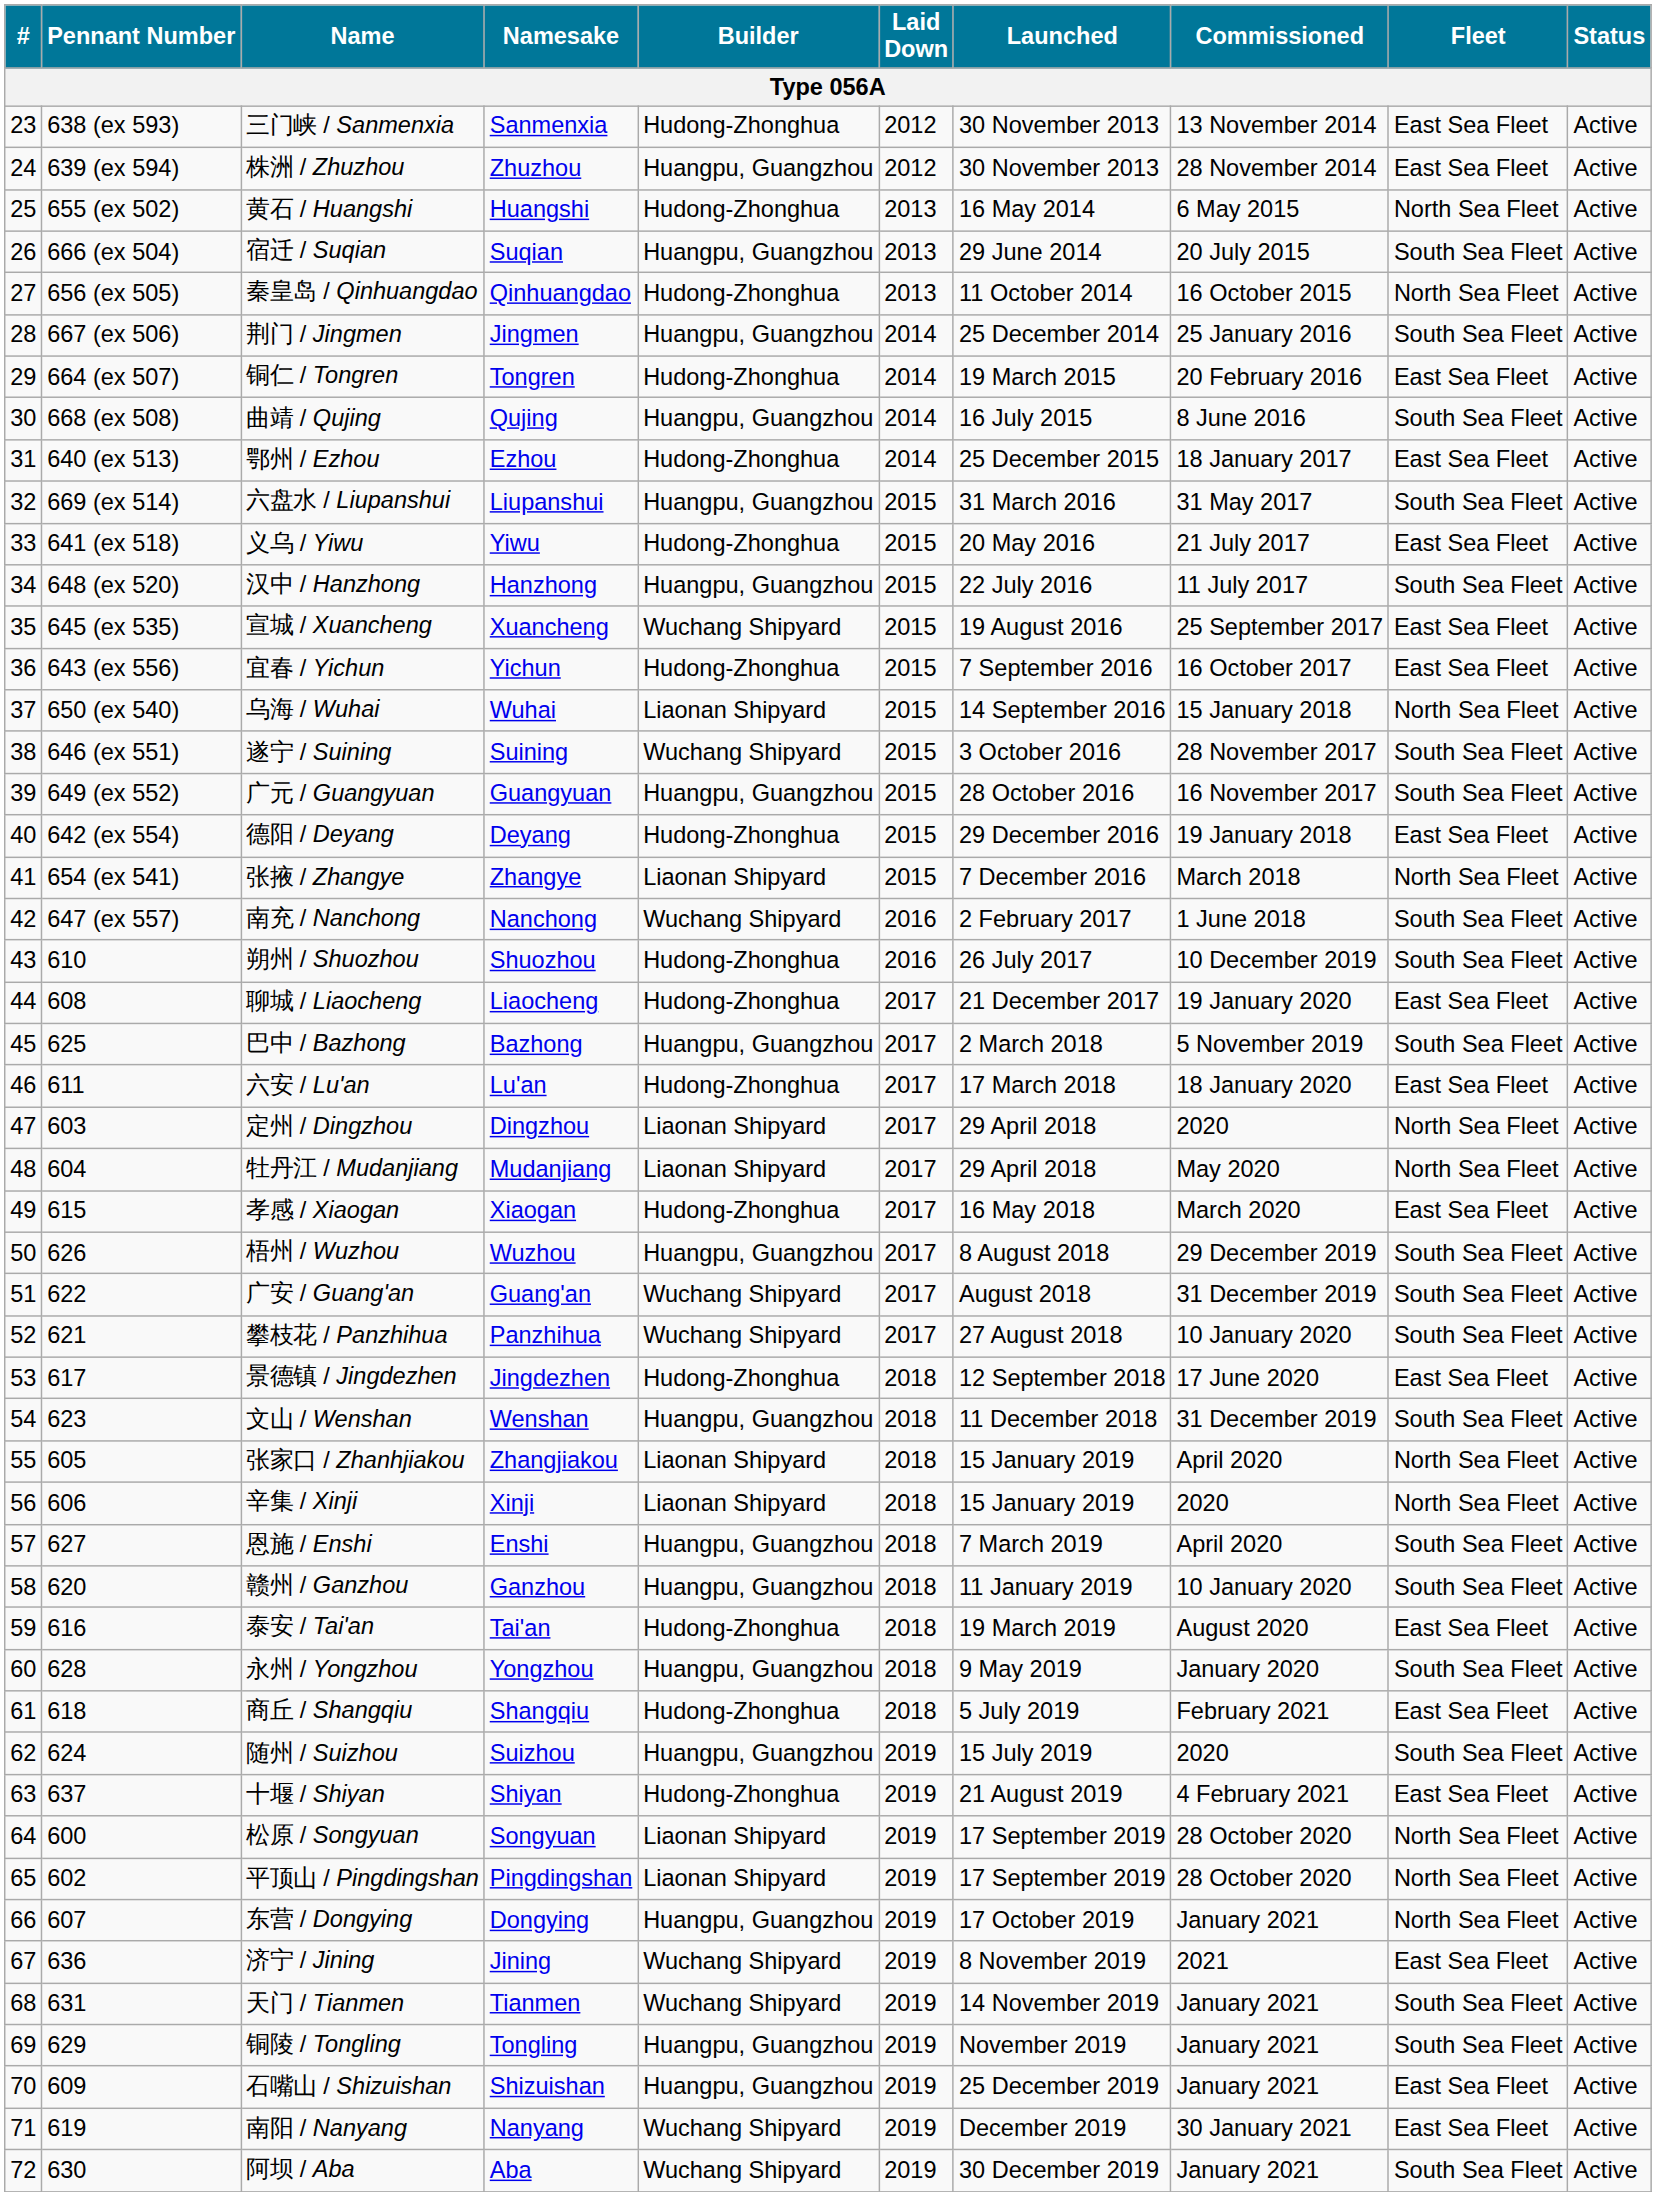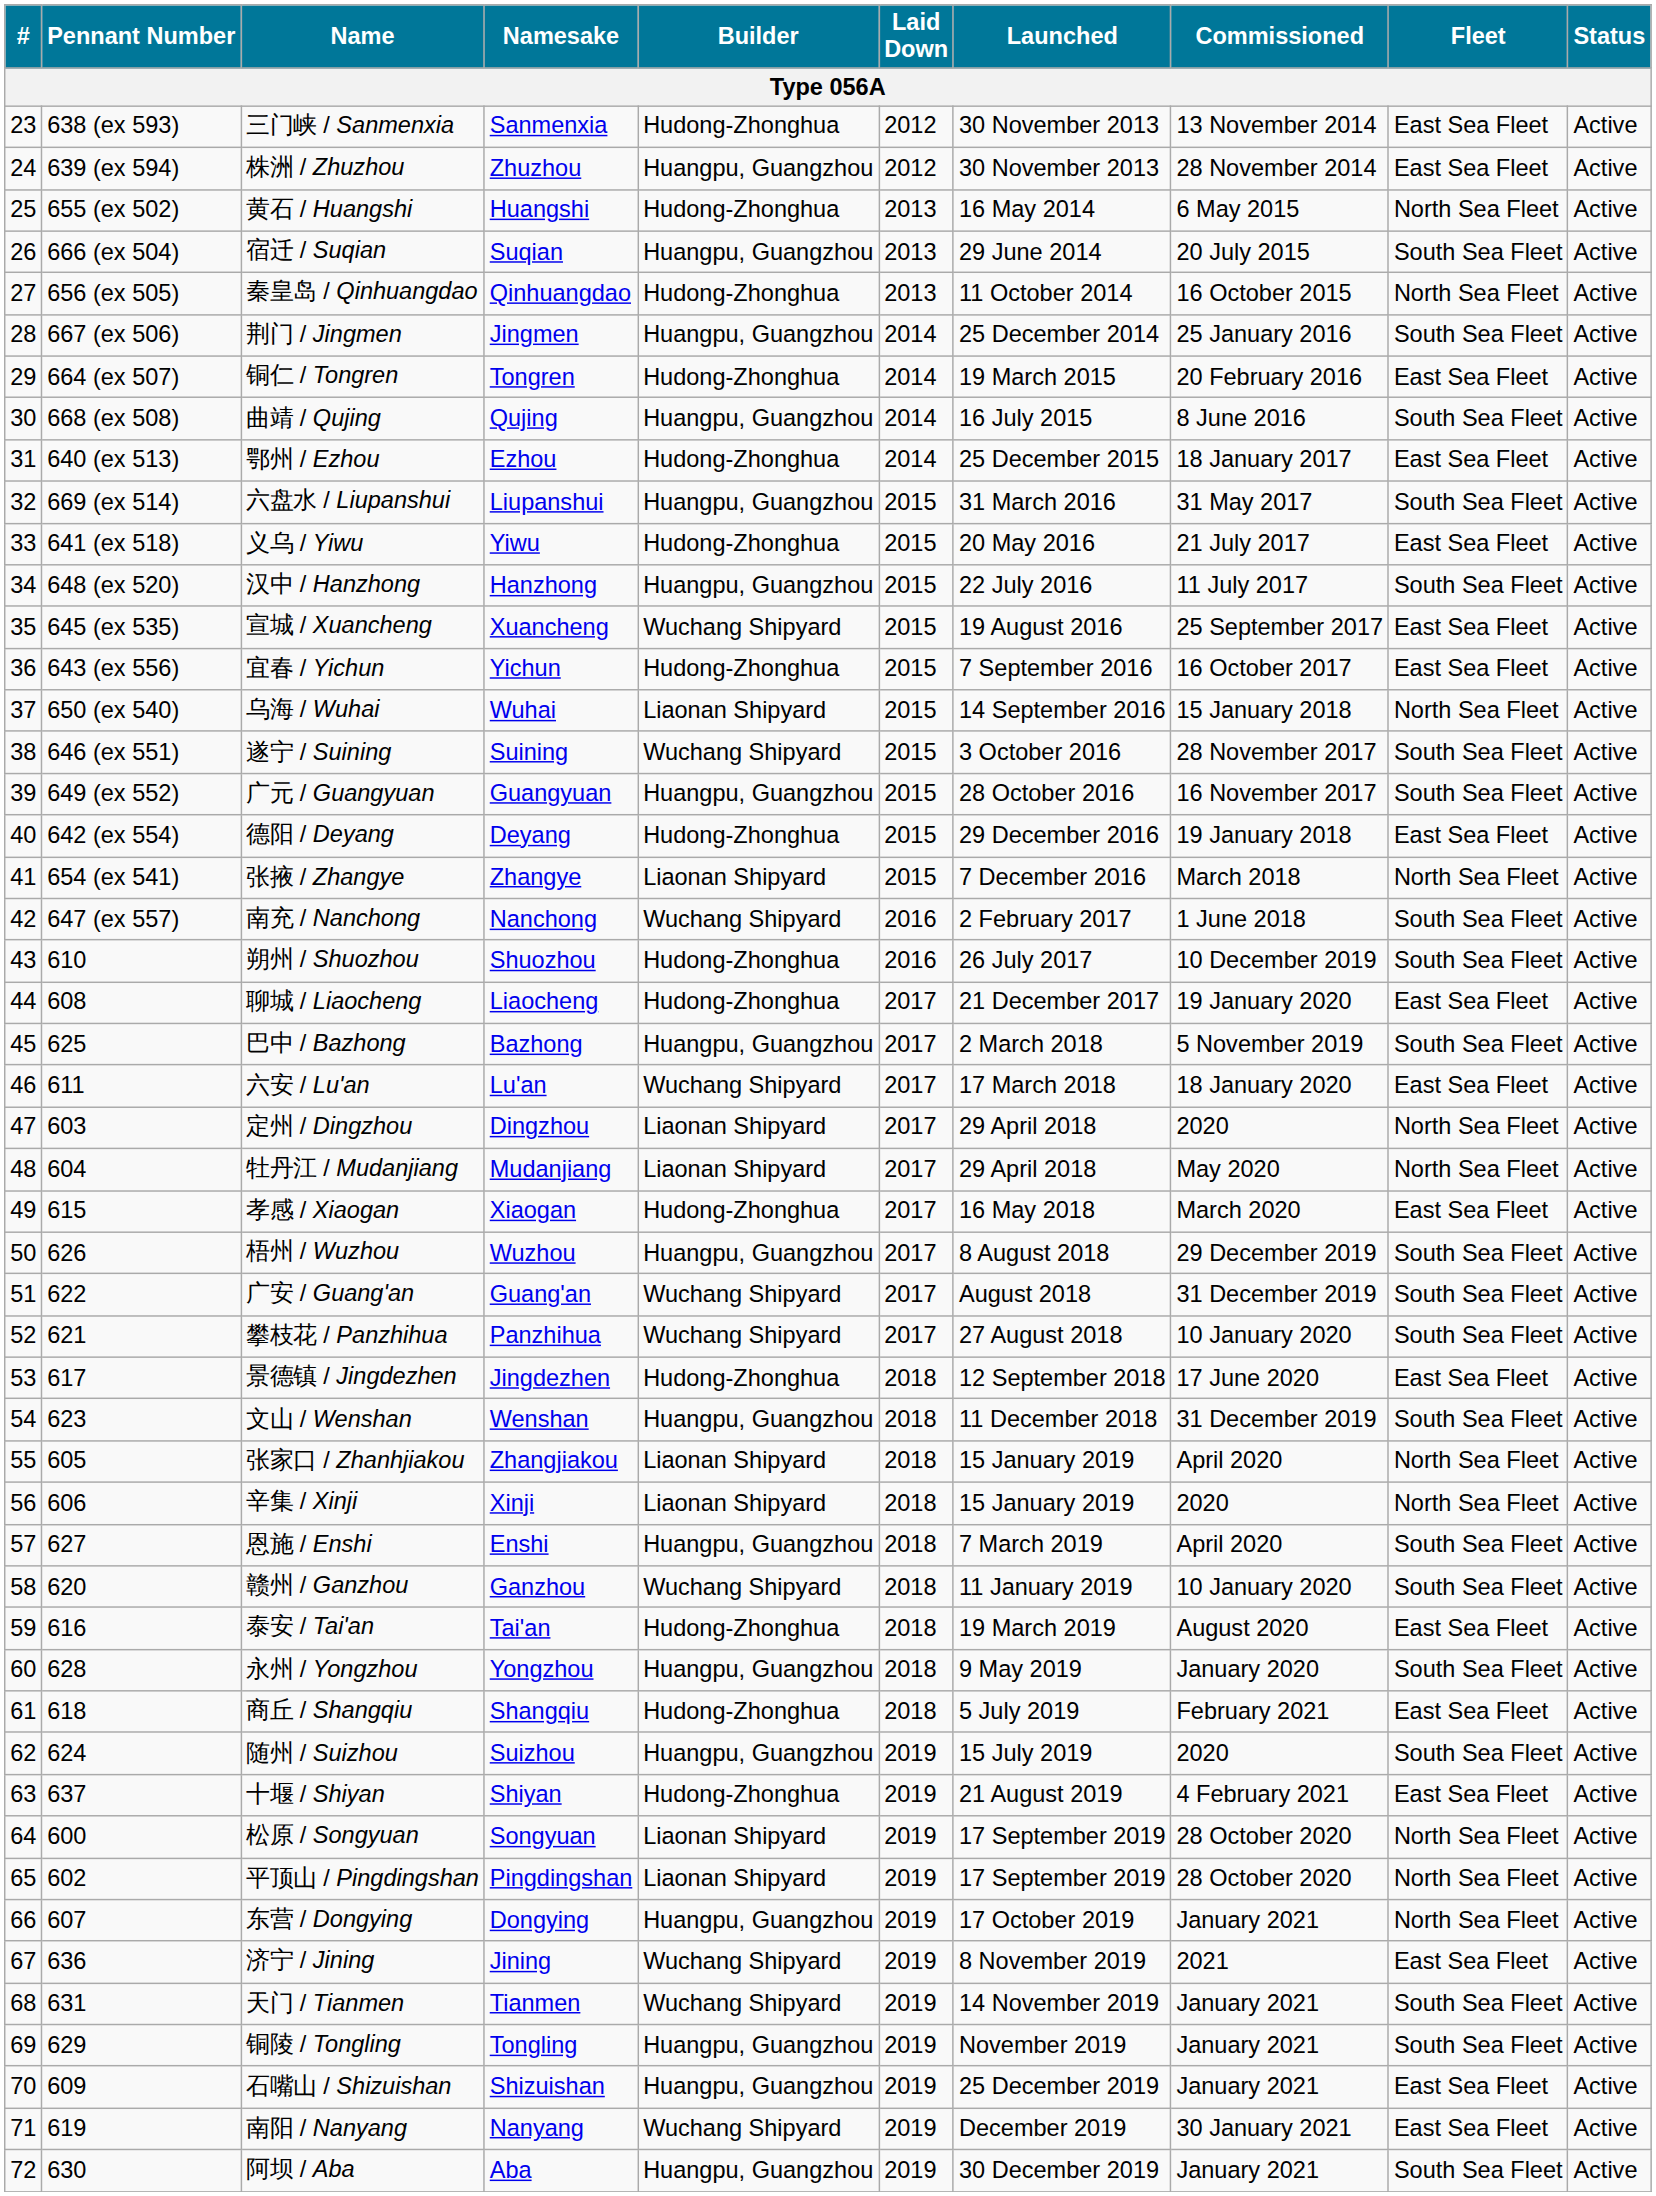(741, 1085) Hudong-Zhonghua -> (742, 1085) Wuchang Shipyard
(758, 1586) Huangpu, Guangzhou -> (742, 1586) Wuchang Shipyard
(742, 2170) Wuchang Shipyard -> (758, 2170) Huangpu, Guangzhou
